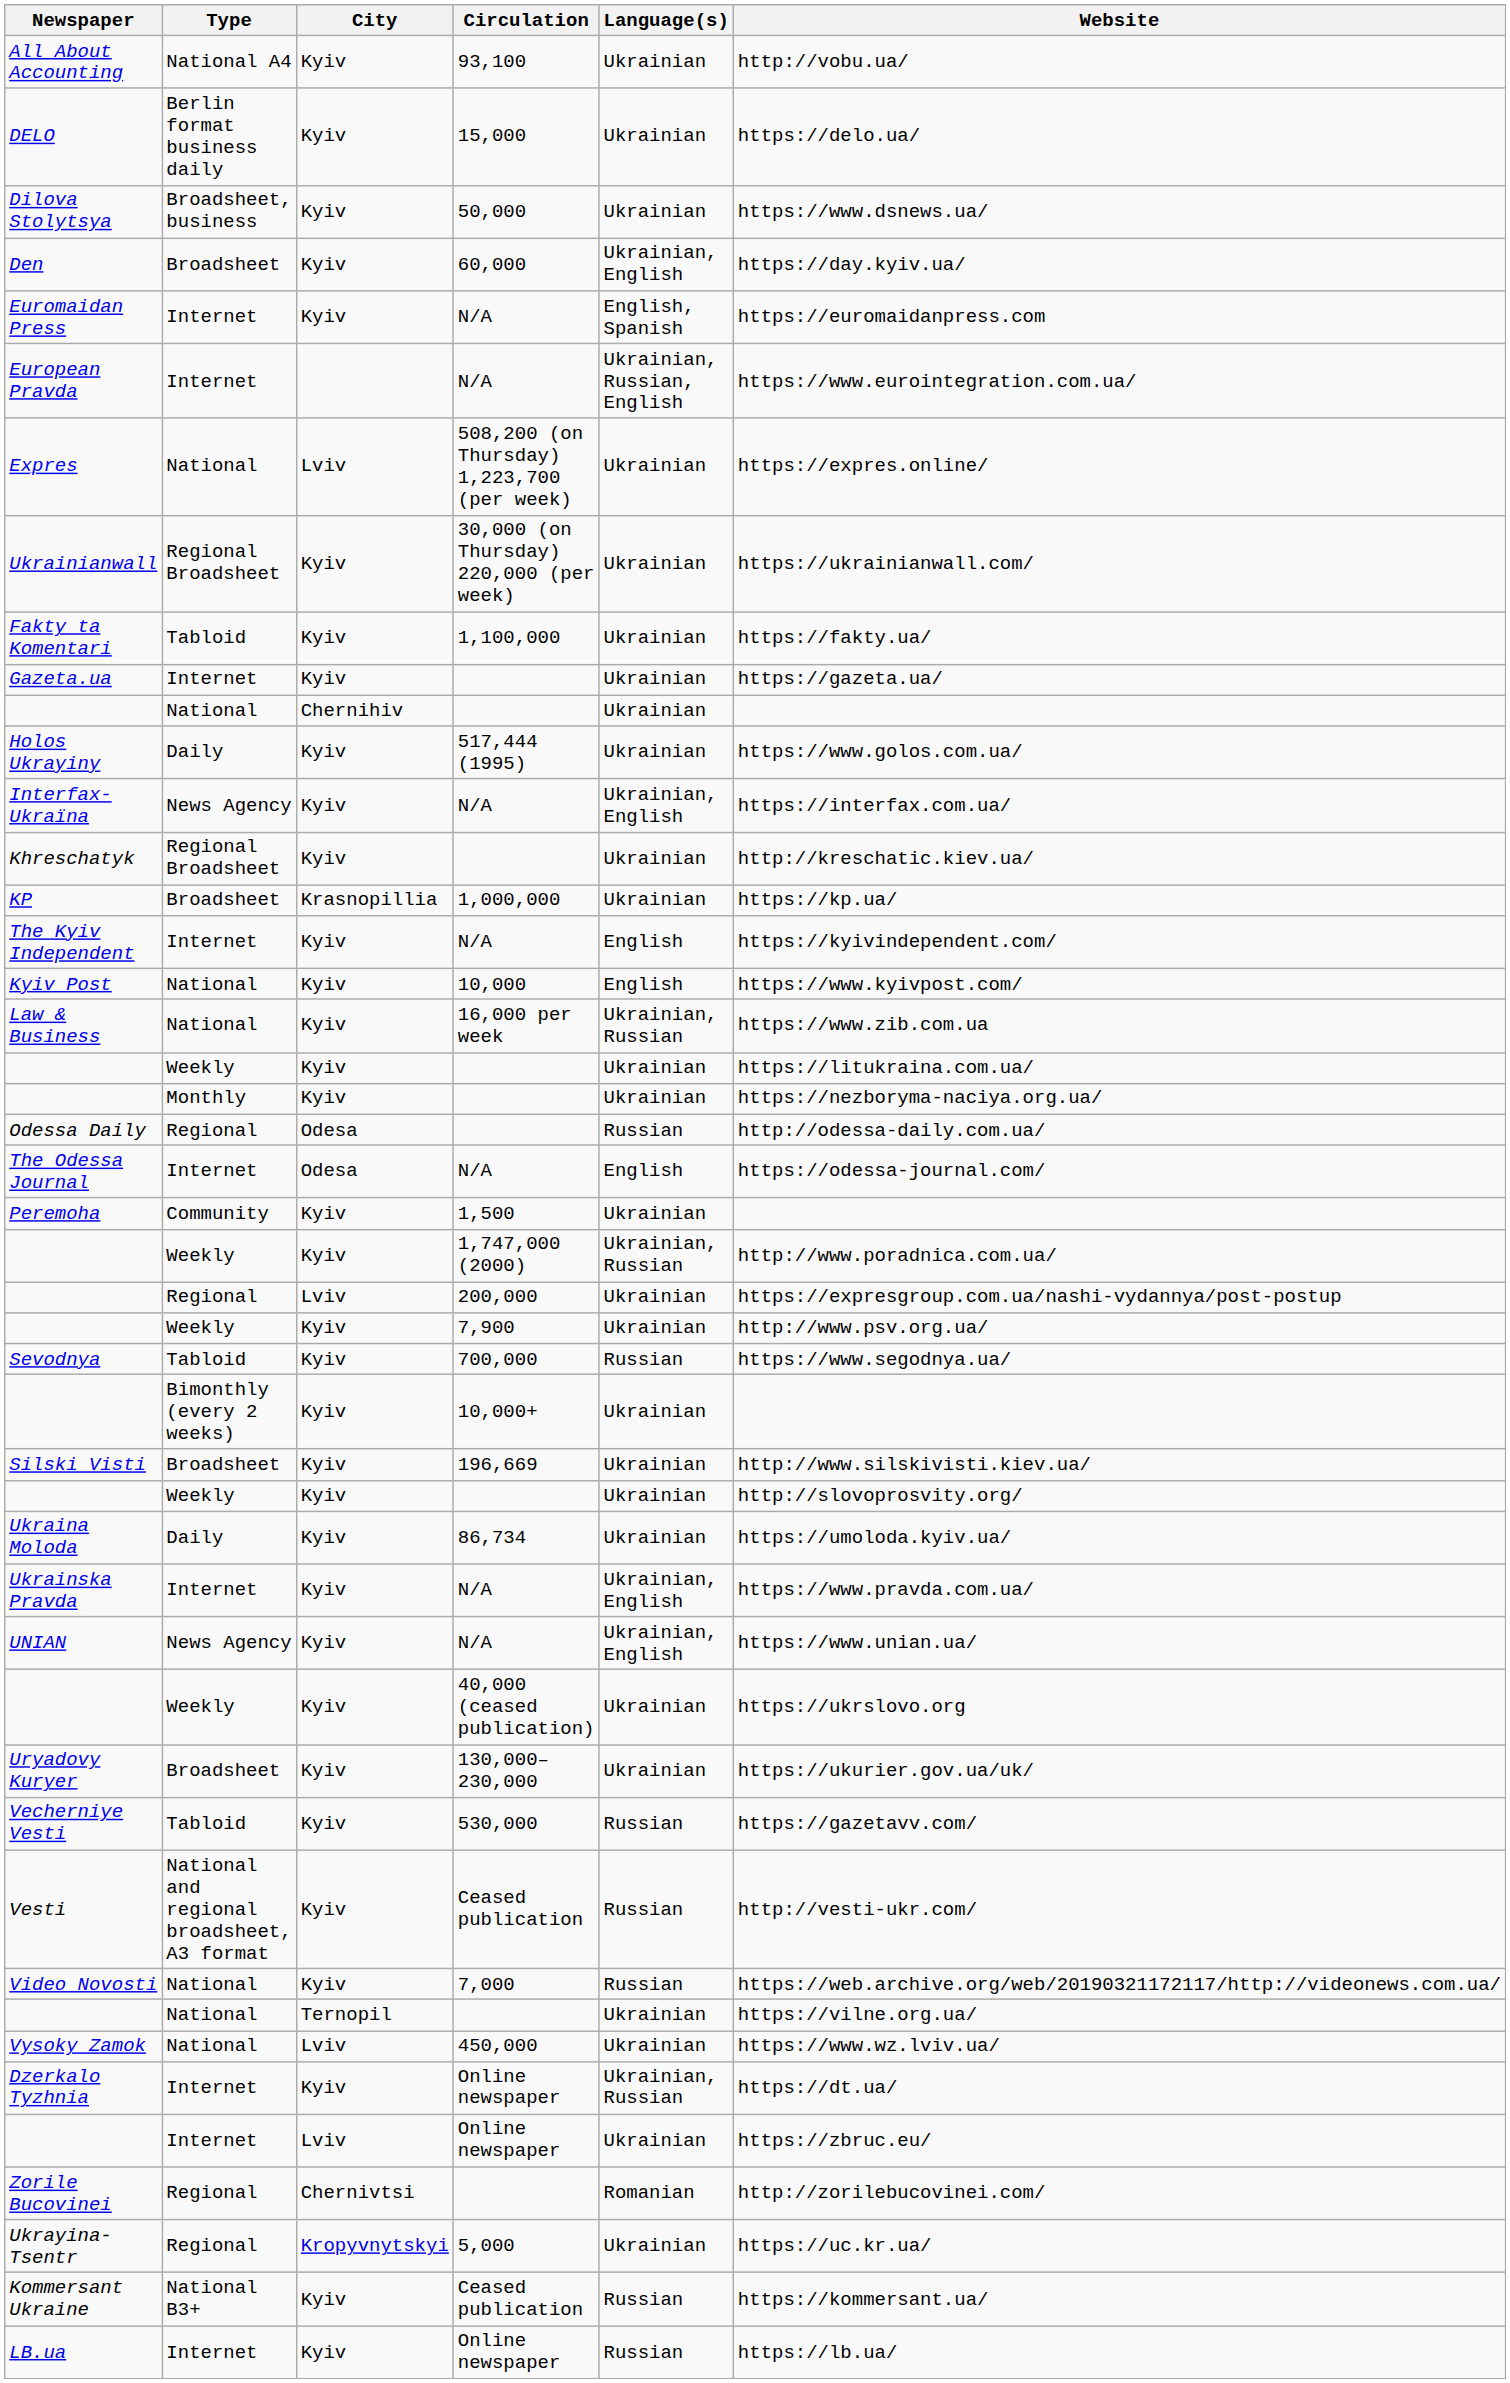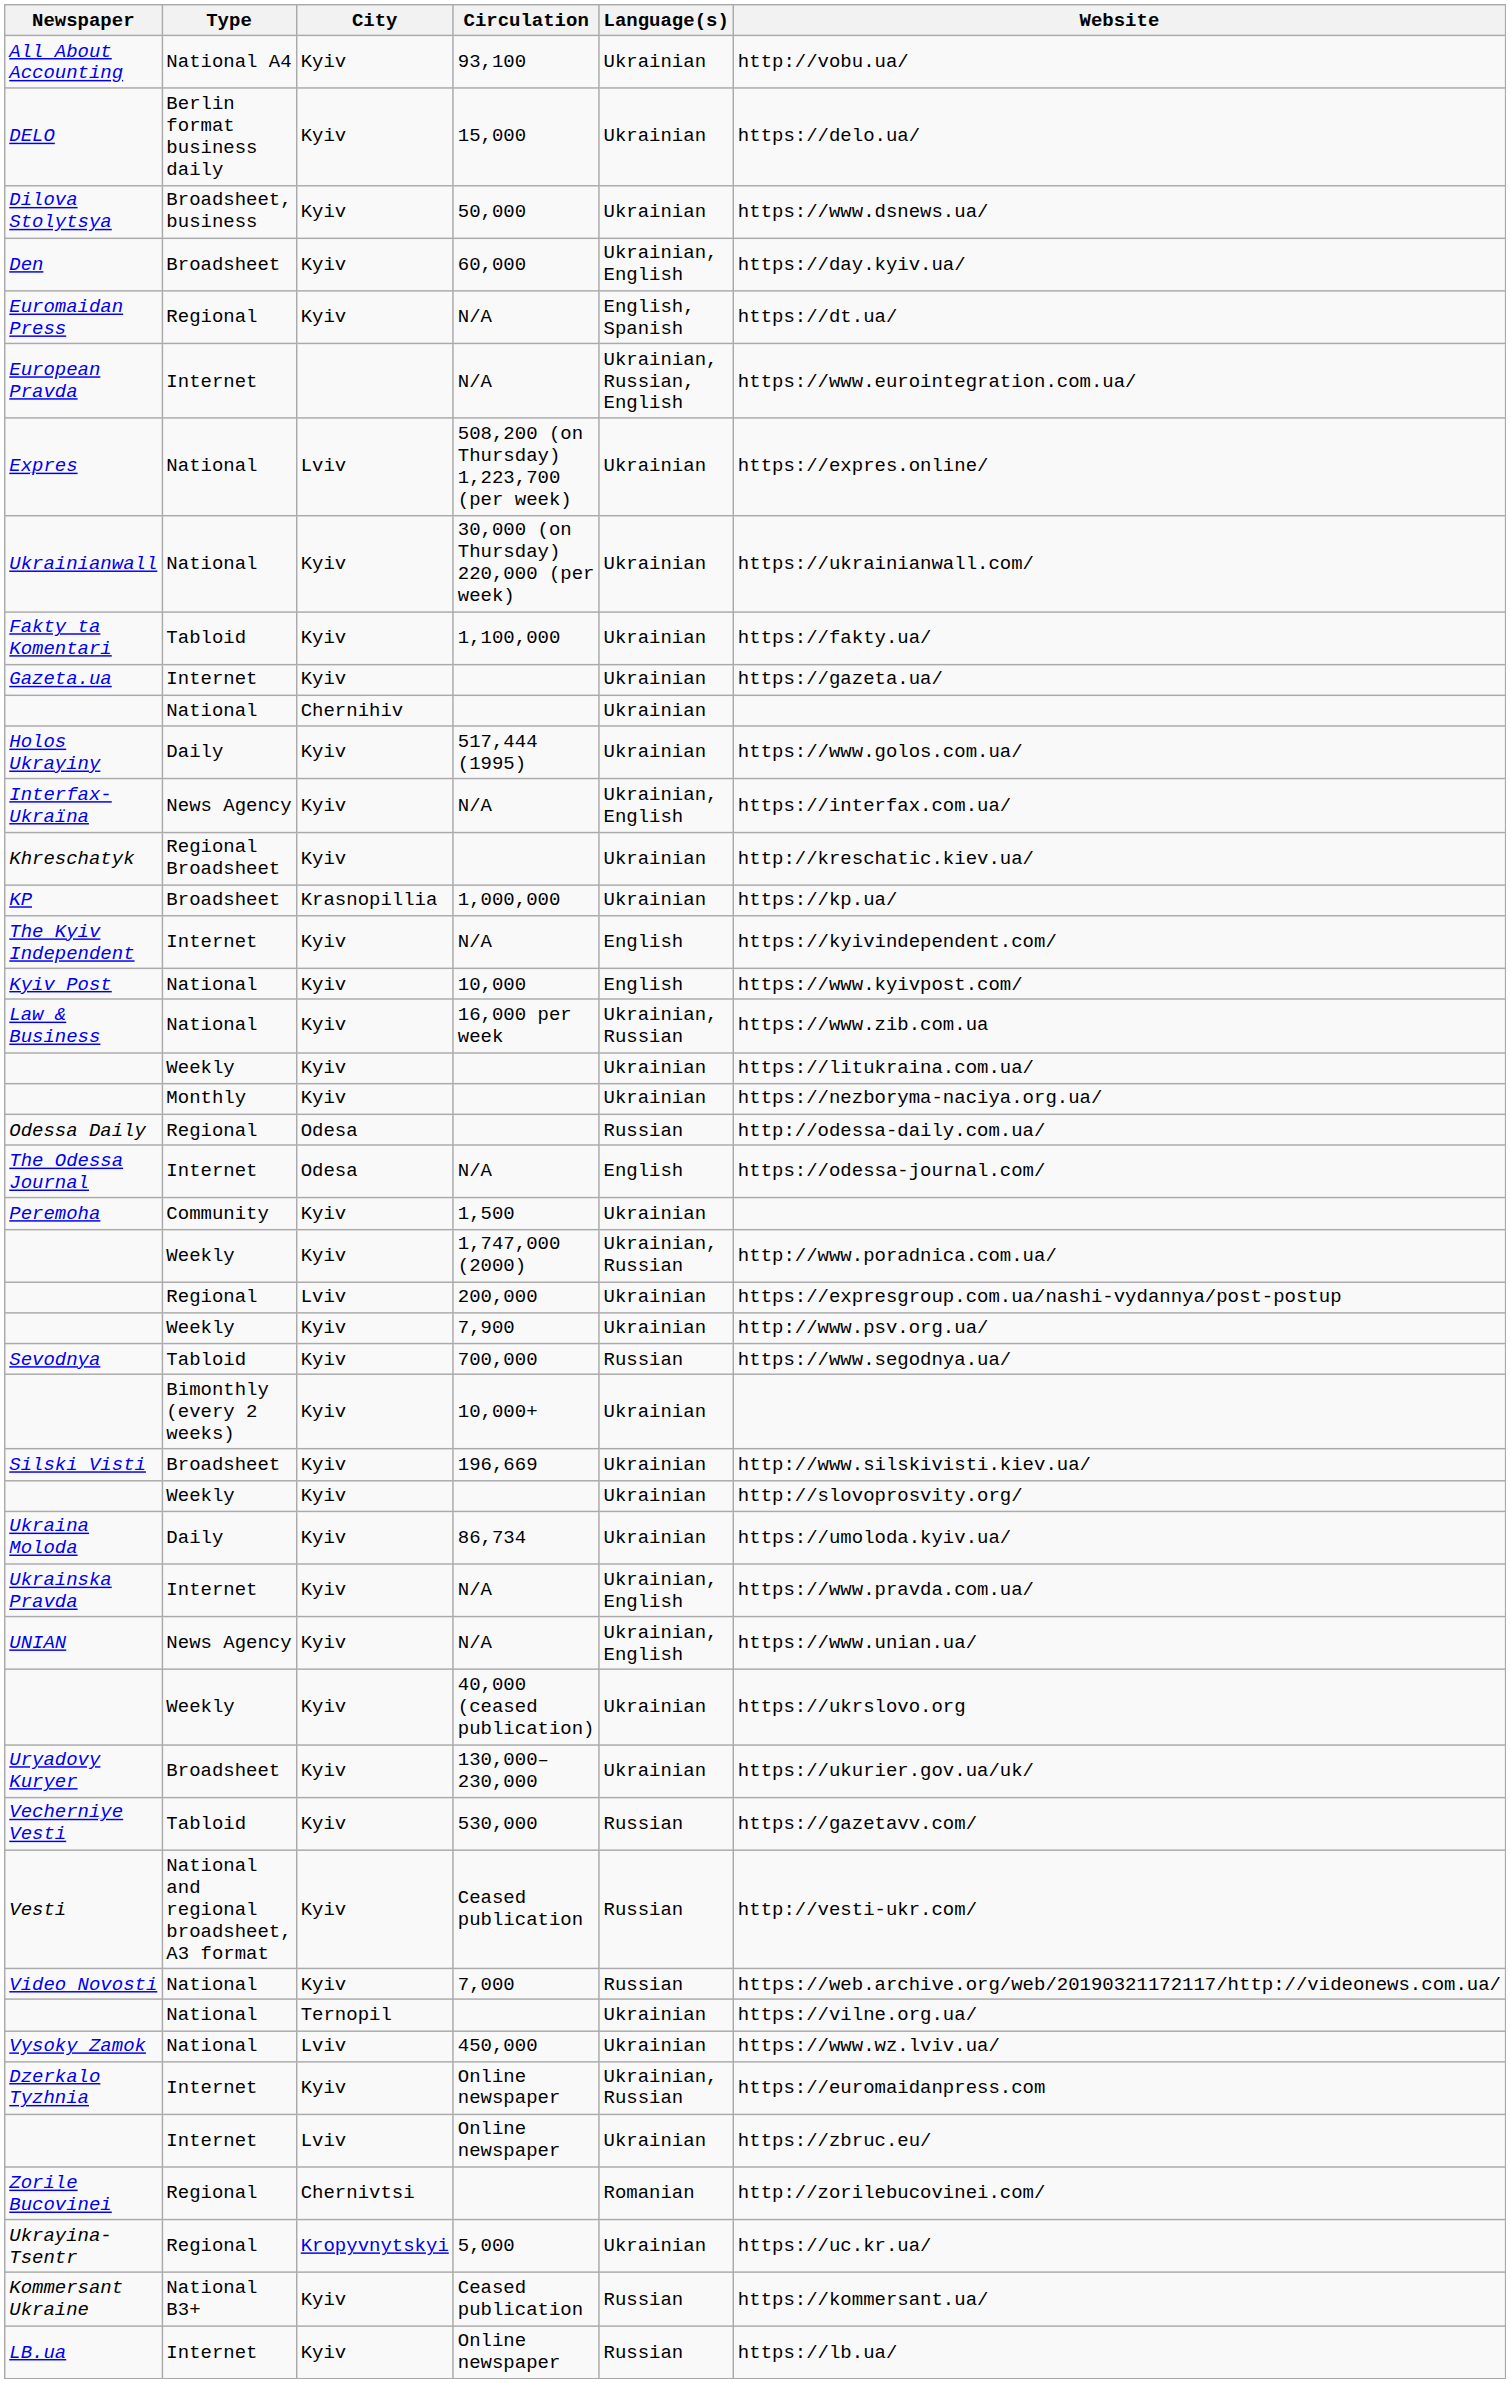(212, 317) Internet -> (212, 317) Regional
(892, 317) https://euromaidanpress.com -> (818, 317) https://dt.ua/
(223, 563) Regional Broadsheet -> (212, 563) National
(818, 2088) https://dt.ua/ -> (892, 2088) https://euromaidanpress.com
